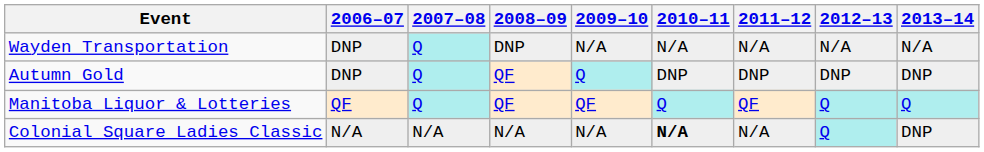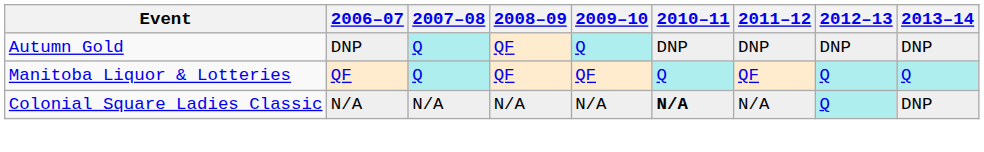- row: (119, 47)
